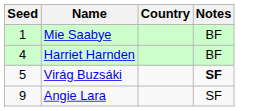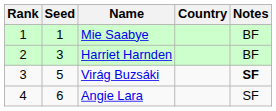+ column: (23, 14)
(23, 55) 4 -> (60, 55) 3
(23, 95) 9 -> (60, 95) 6
